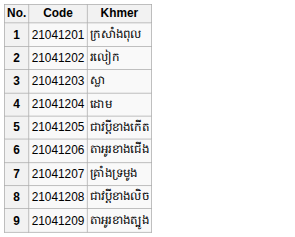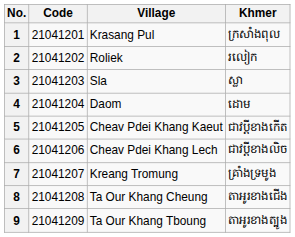+ column: (156, 13)
(119, 150) តាអូរខាងជើង -> (258, 150) ជាវប្ដីខាងលិច
(119, 196) ជាវប្ដីខាងលិច -> (258, 196) តាអូរខាងជើង
